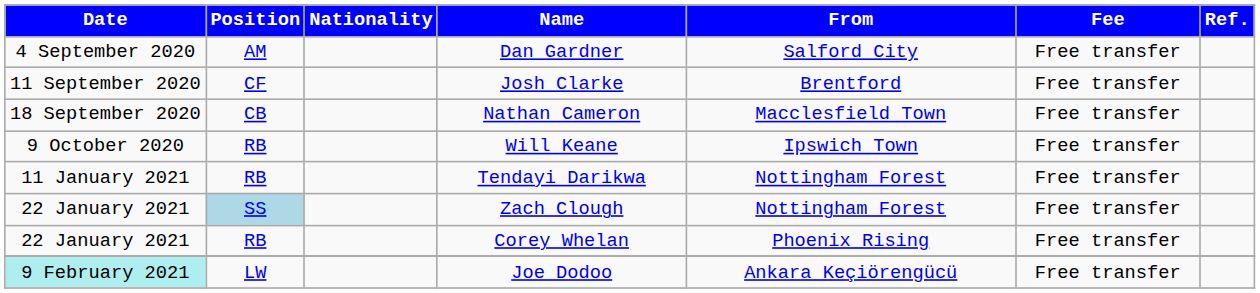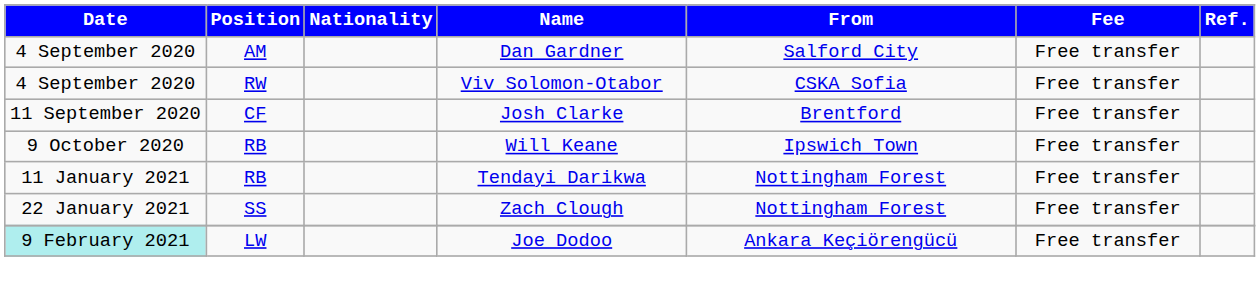+ row: (562, 83)
- row: (562, 115)
(255, 209) lightblue background -> (255, 209) no background
- row: (562, 240)
